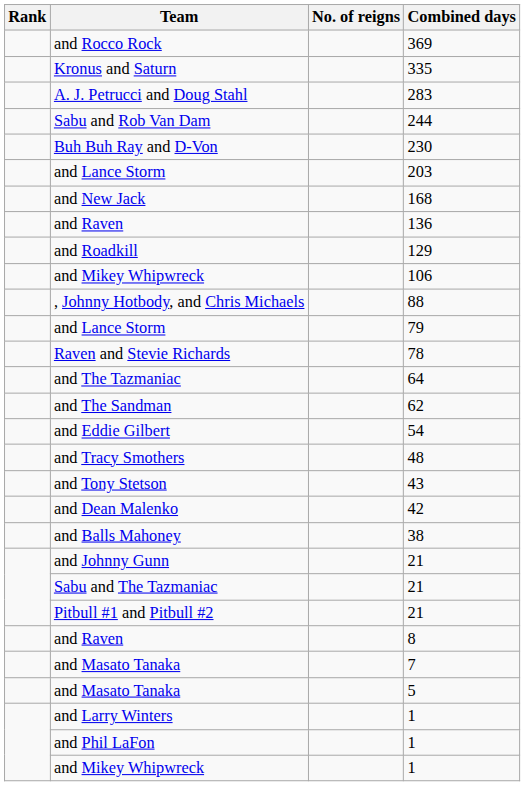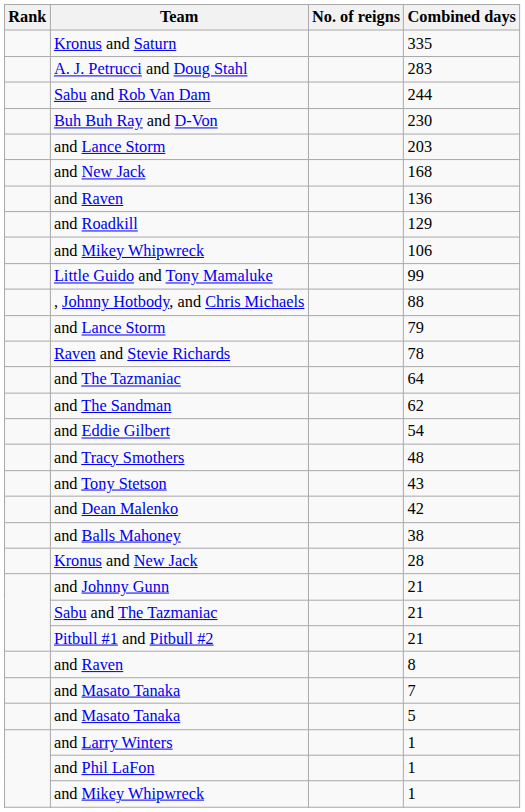- row: (108, 43)
+ row: (163, 276)
+ row: (126, 560)
